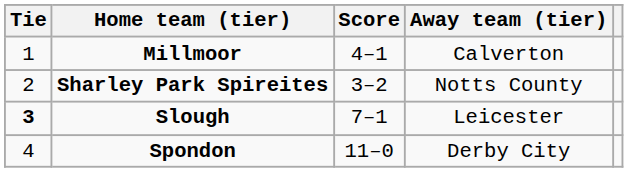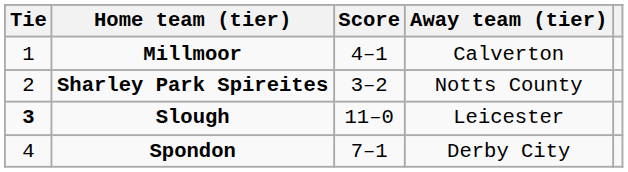(369, 118) 7–1 -> (369, 118) 11–0
(369, 151) 11–0 -> (369, 151) 7–1
